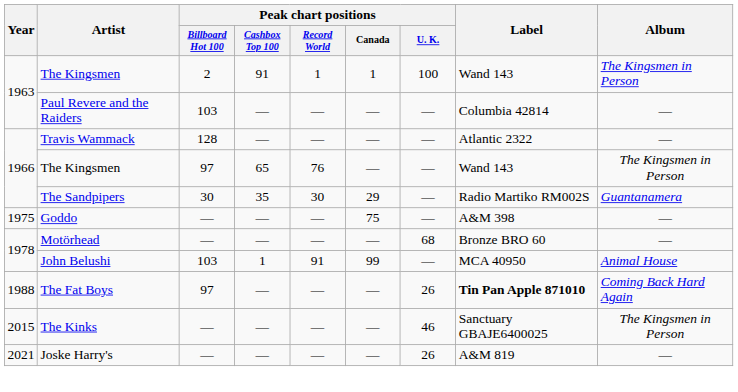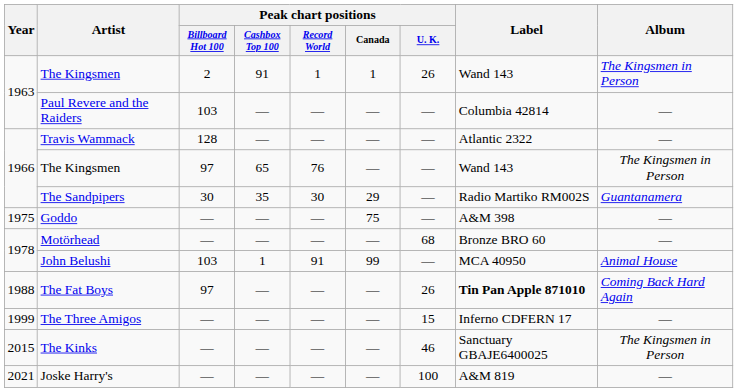(428, 74) 100 -> (428, 74) 26
+ row: (21, 318)
(428, 355) 26 -> (428, 376) 100
